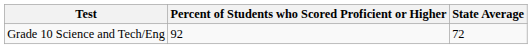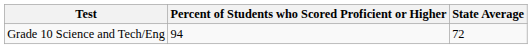(177, 33) 92 -> (177, 33) 94
